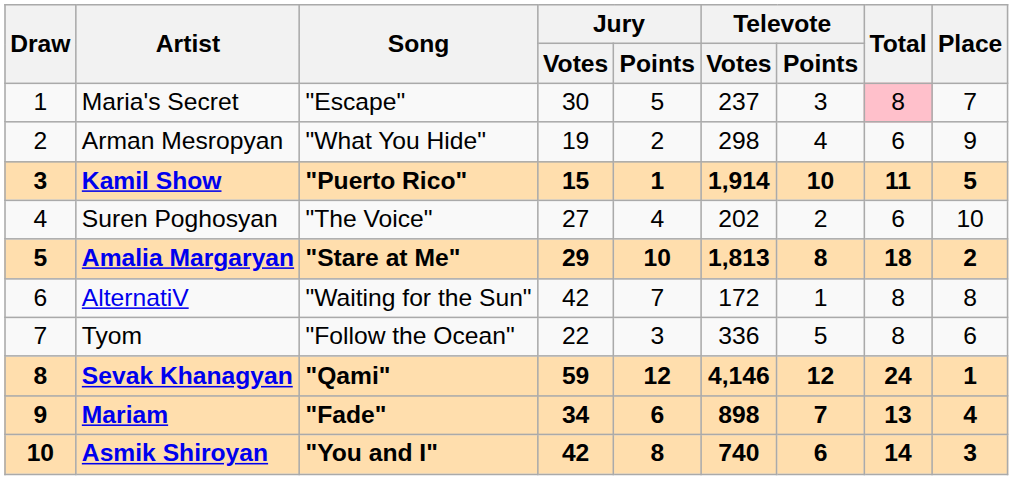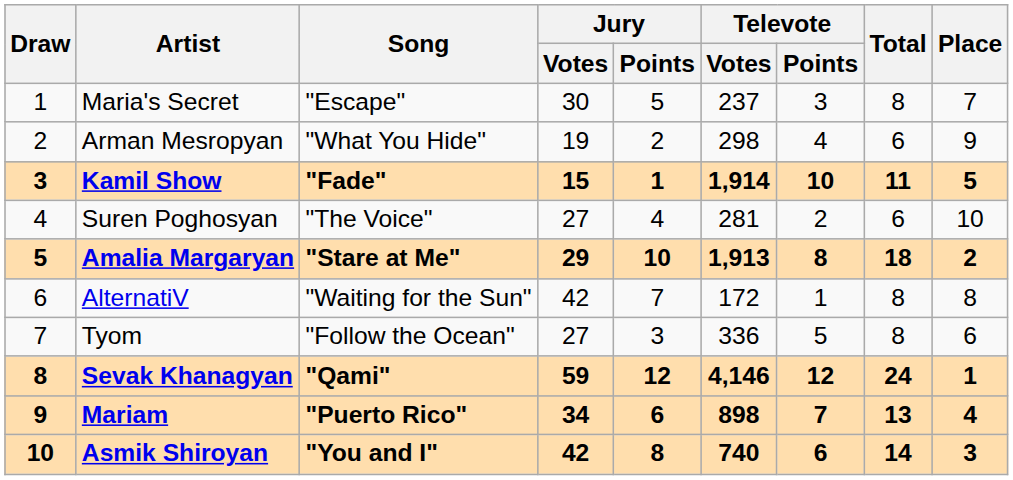(898, 102) pink background -> (898, 102) no background
(386, 180) "Puerto Rico" -> (346, 180) "Fade"
(739, 219) 202 -> (739, 219) 281
(739, 258) 1,813 -> (739, 258) 1,913
(576, 336) 22 -> (576, 336) 27
(346, 414) "Fade" -> (386, 414) "Puerto Rico"
